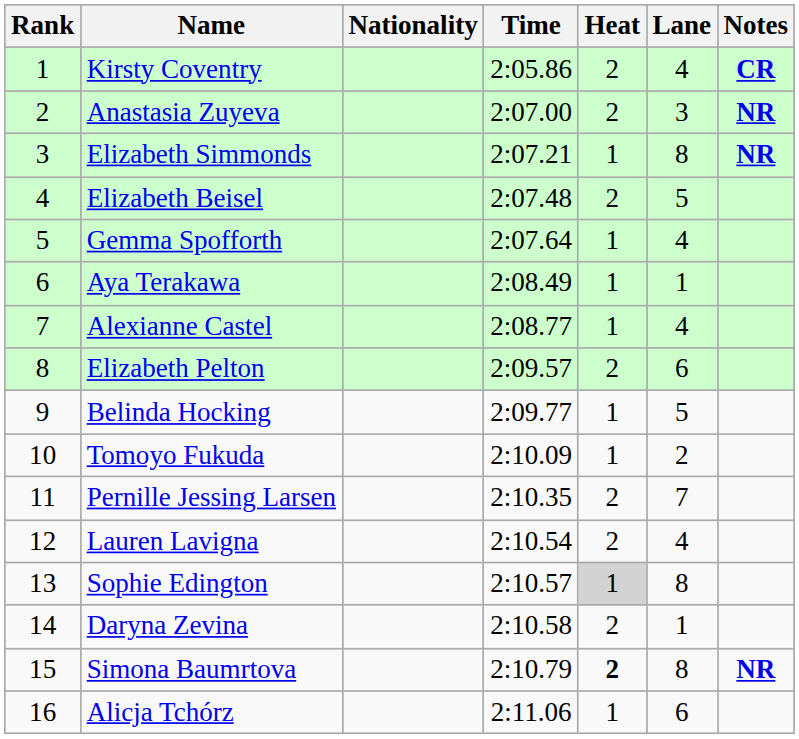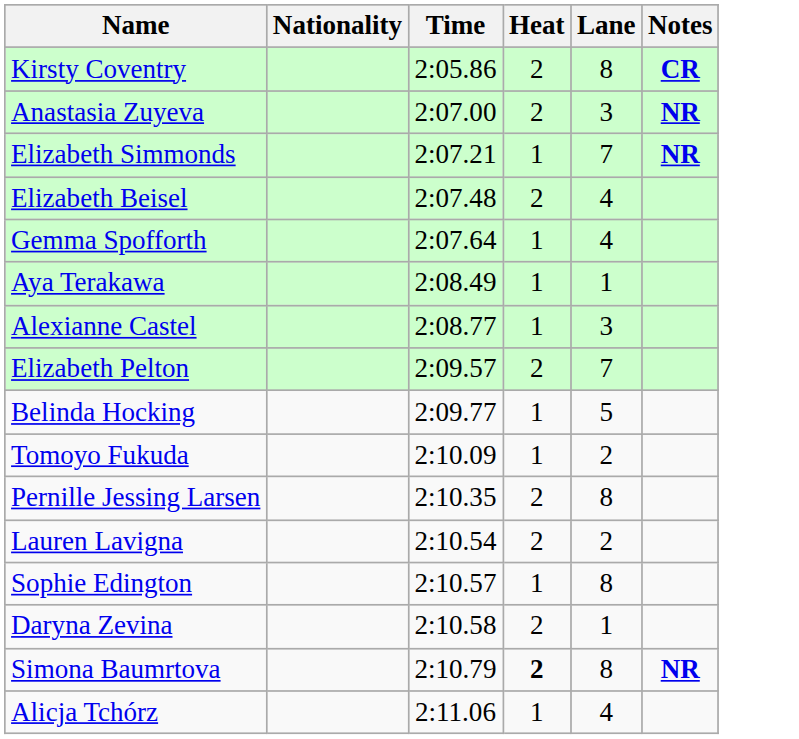- column: (43, 25)
(682, 68) 4 -> (606, 68) 8
(682, 154) 8 -> (606, 154) 7
(682, 197) 5 -> (606, 197) 4
(682, 326) 4 -> (606, 326) 3
(682, 369) 6 -> (606, 369) 7
(682, 497) 7 -> (606, 497) 8
(682, 540) 4 -> (606, 540) 2
(612, 583) lightgrey background -> (537, 583) no background
(682, 712) 6 -> (606, 712) 4
